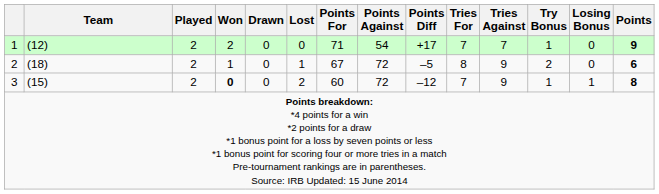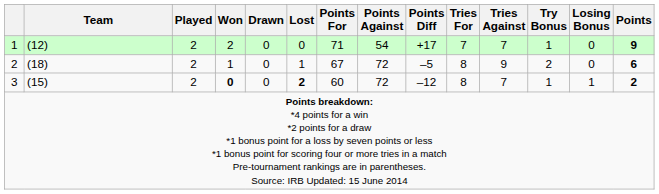(302, 82) normal -> (302, 82) bold
(463, 82) 7 -> (463, 82) 8
(504, 82) 9 -> (504, 82) 7
(634, 82) 8 -> (634, 82) 2
